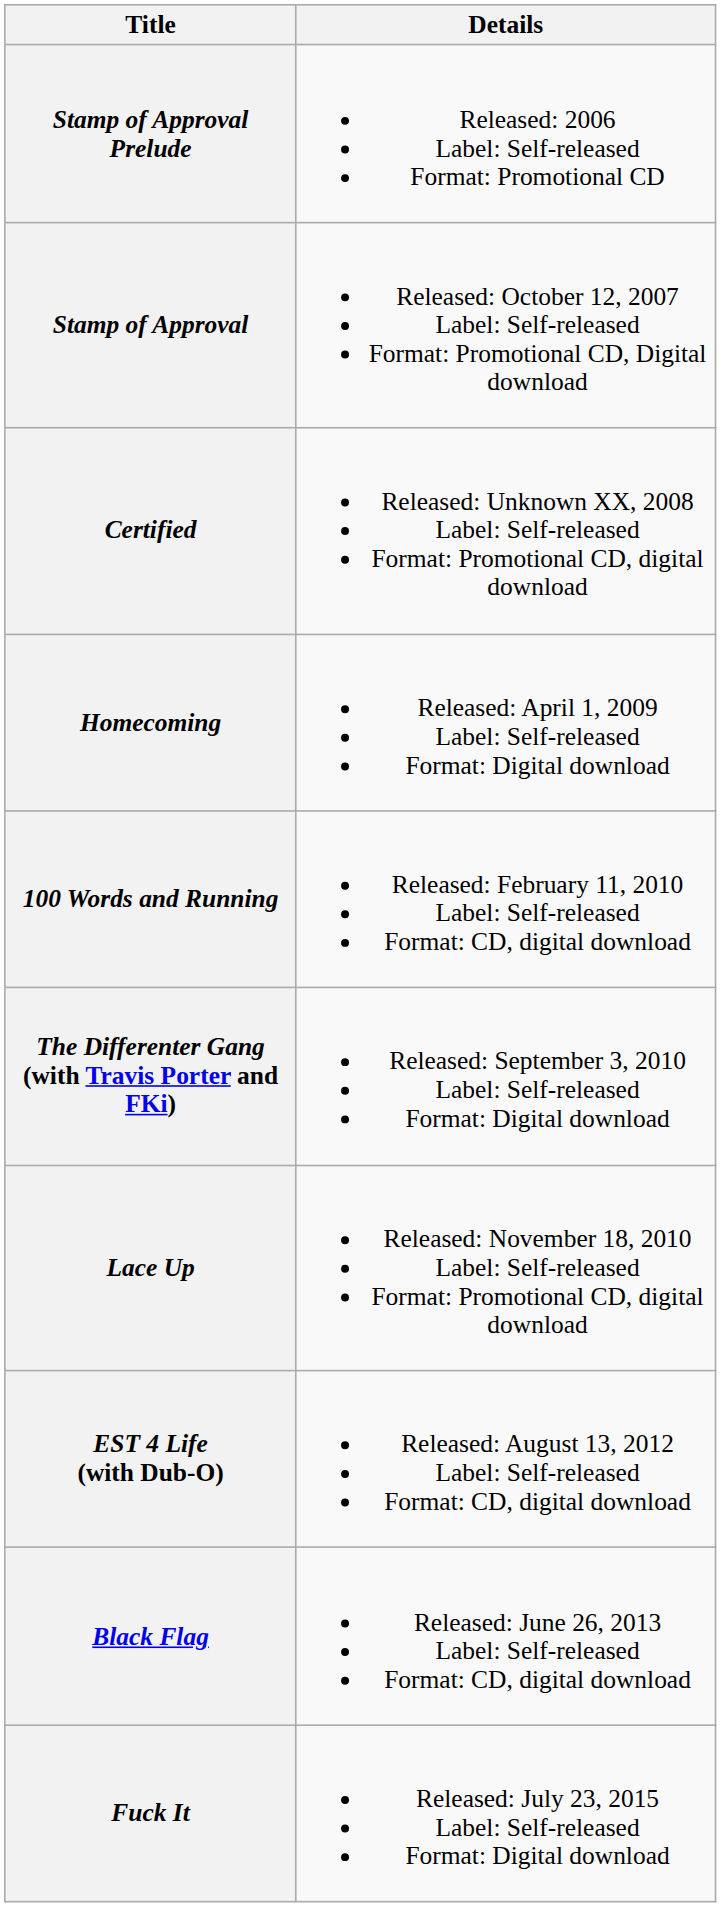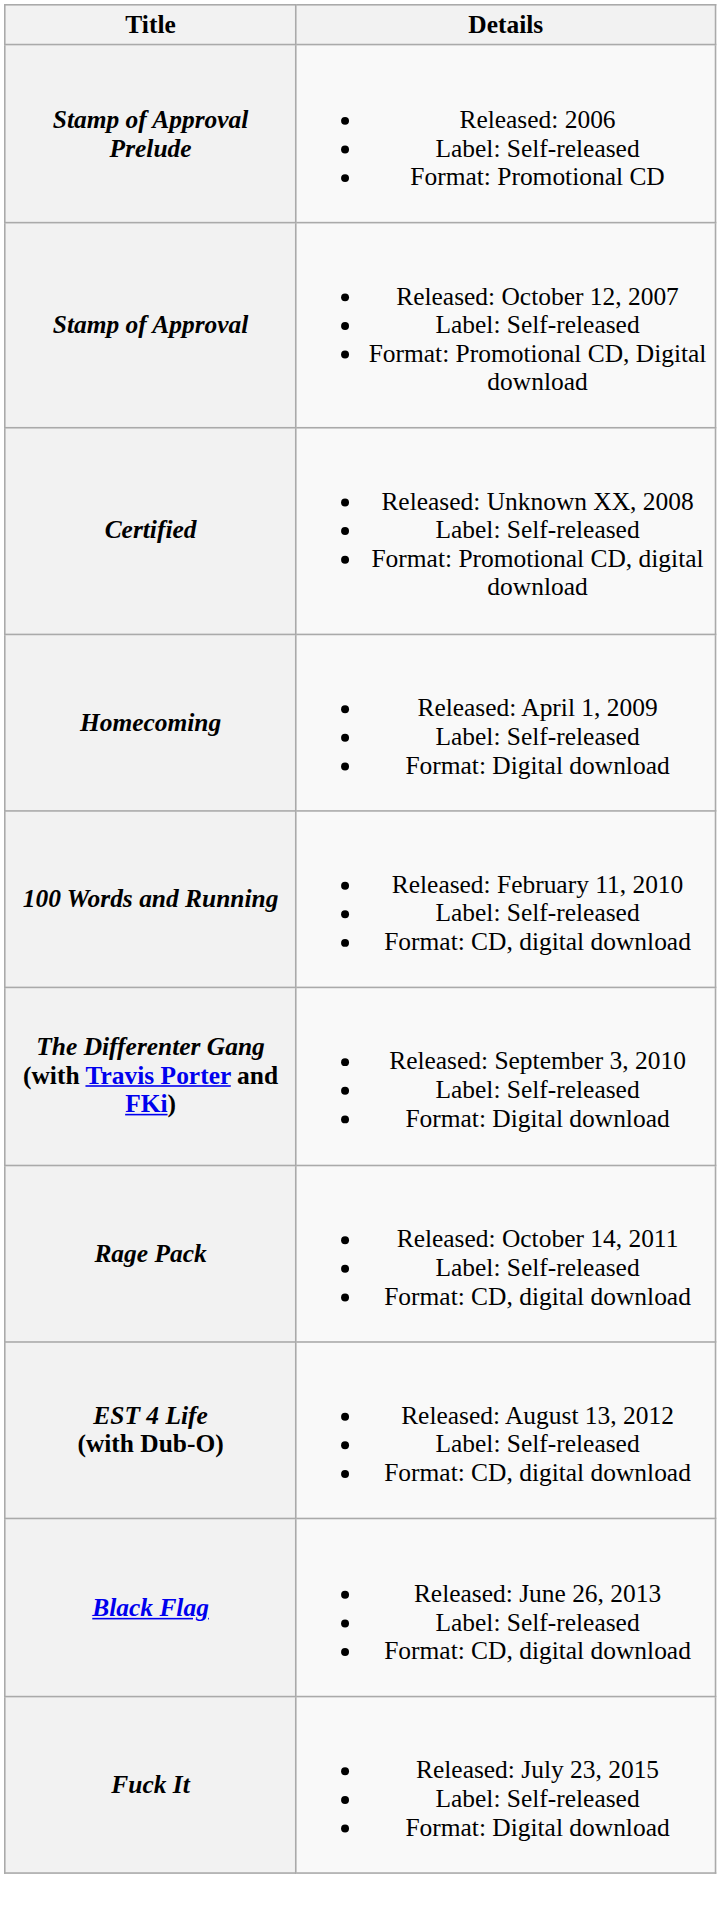- row: (151, 1267)
+ row: (151, 1253)
